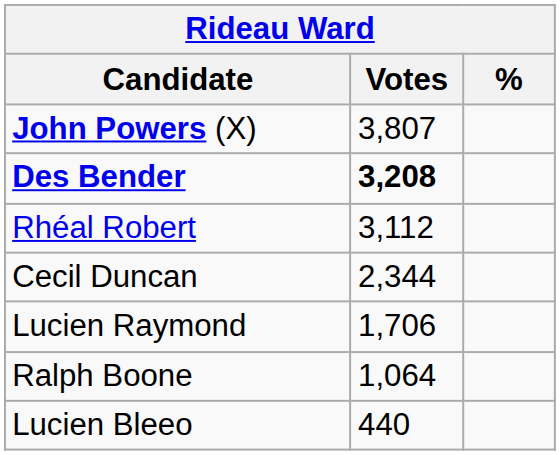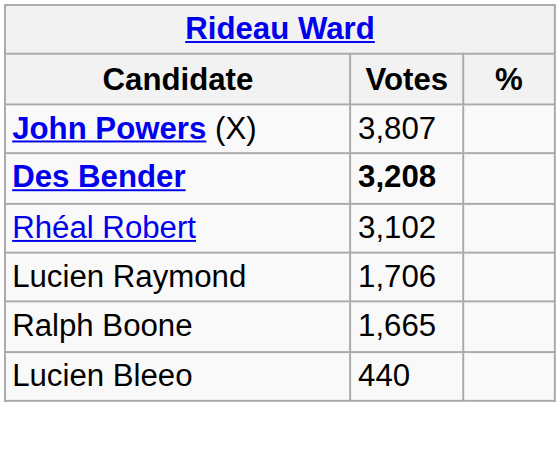(396, 227) 3,112 -> (397, 227) 3,102
- row: (105, 276)
(397, 375) 1,064 -> (397, 326) 1,665
